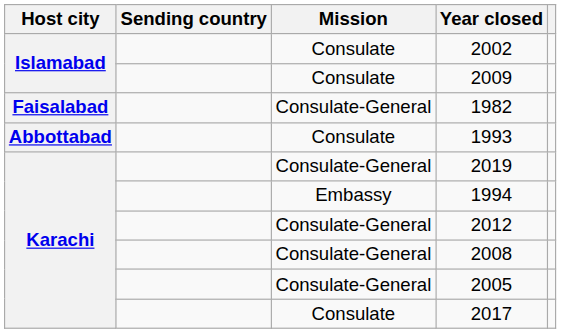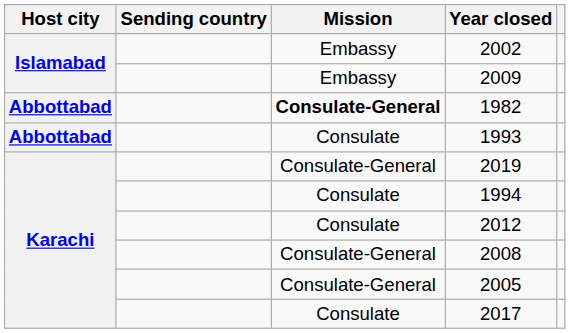(353, 48) Consulate -> (358, 48) Embassy
(353, 78) Consulate -> (358, 78) Embassy
(60, 107) Faisalabad -> (60, 107) Abbottabad
(353, 107) normal -> (358, 107) bold
(353, 195) Embassy -> (358, 195) Consulate
(353, 225) Consulate-General -> (358, 225) Consulate
